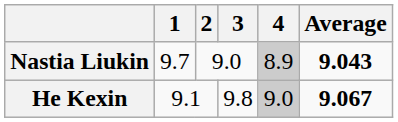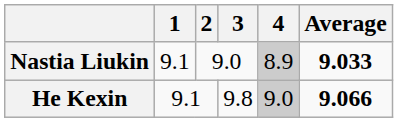(175, 60) 9.7 -> (175, 60) 9.1
(345, 60) 9.043 -> (345, 60) 9.033
(345, 98) 9.067 -> (345, 98) 9.066
